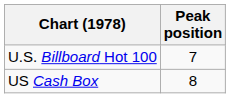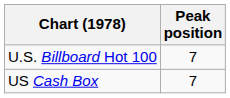(193, 81) 8 -> (193, 81) 7
